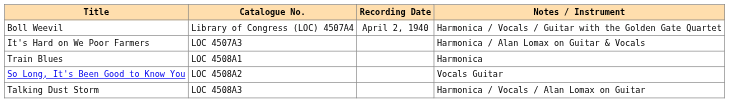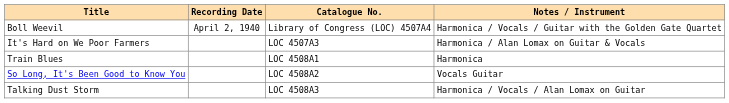columns swapped: (273, 12) <-> (395, 12)
